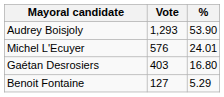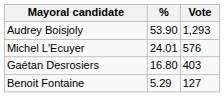columns swapped: (167, 13) <-> (203, 13)
